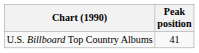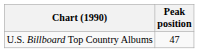(174, 39) 41 -> (174, 39) 47
